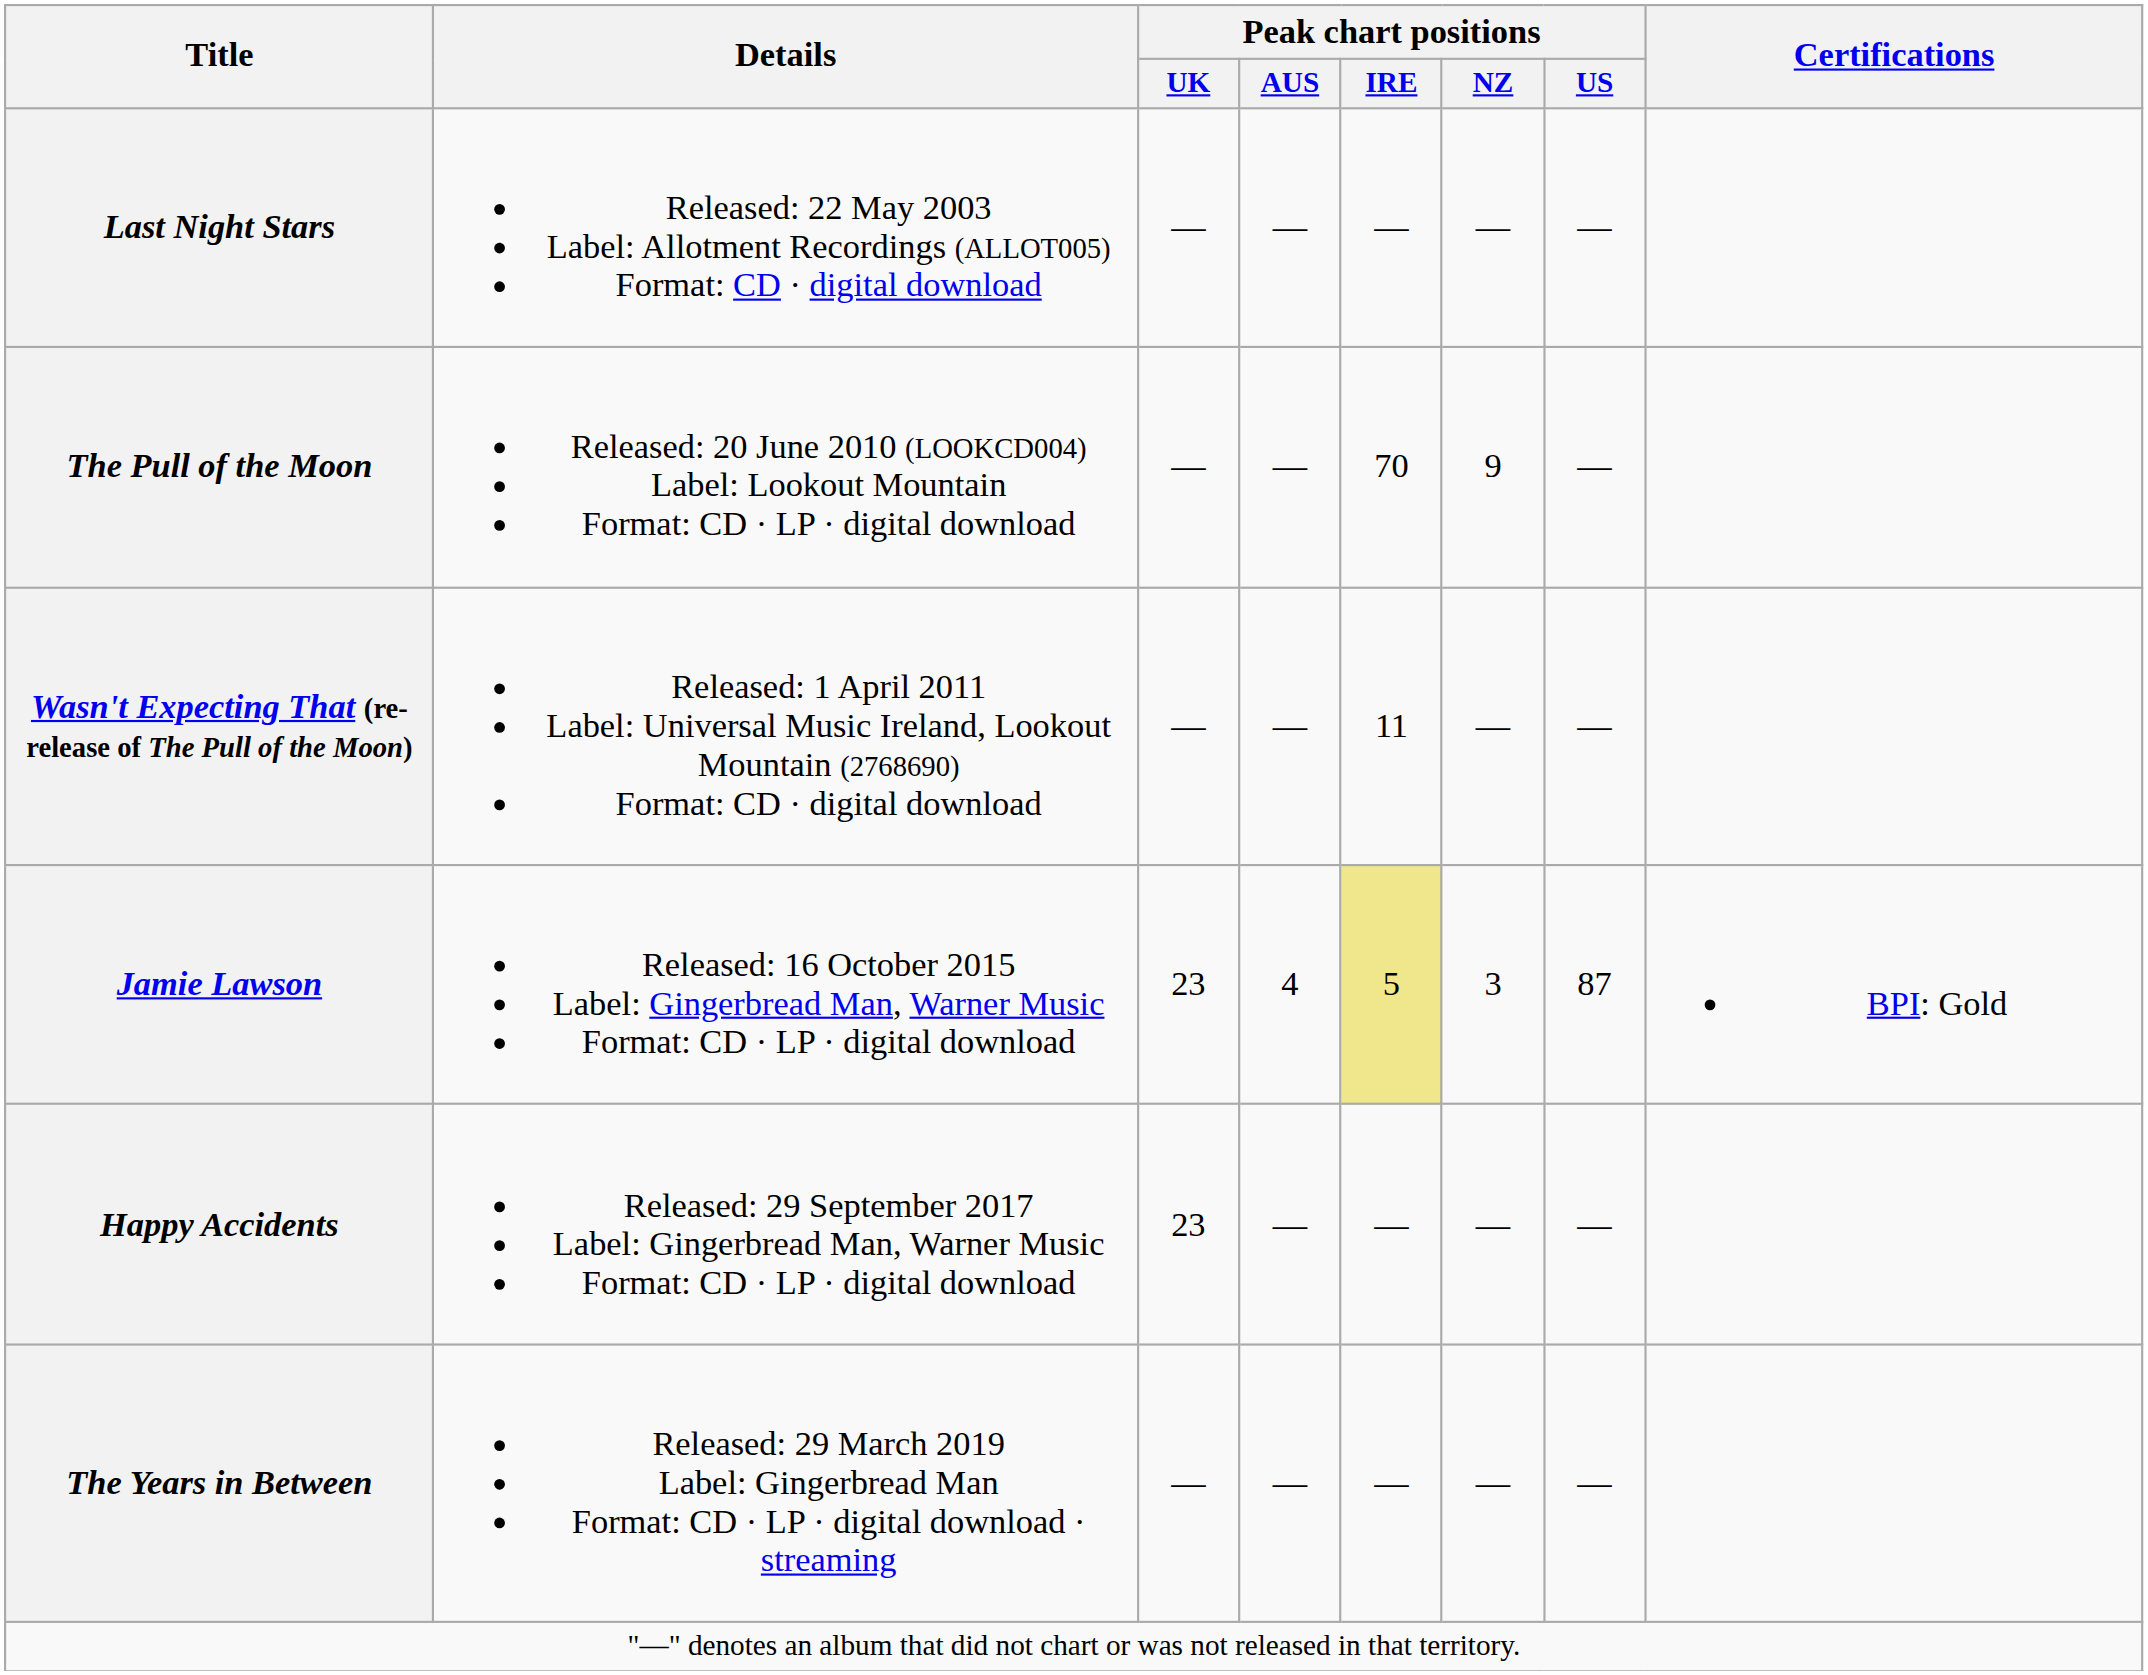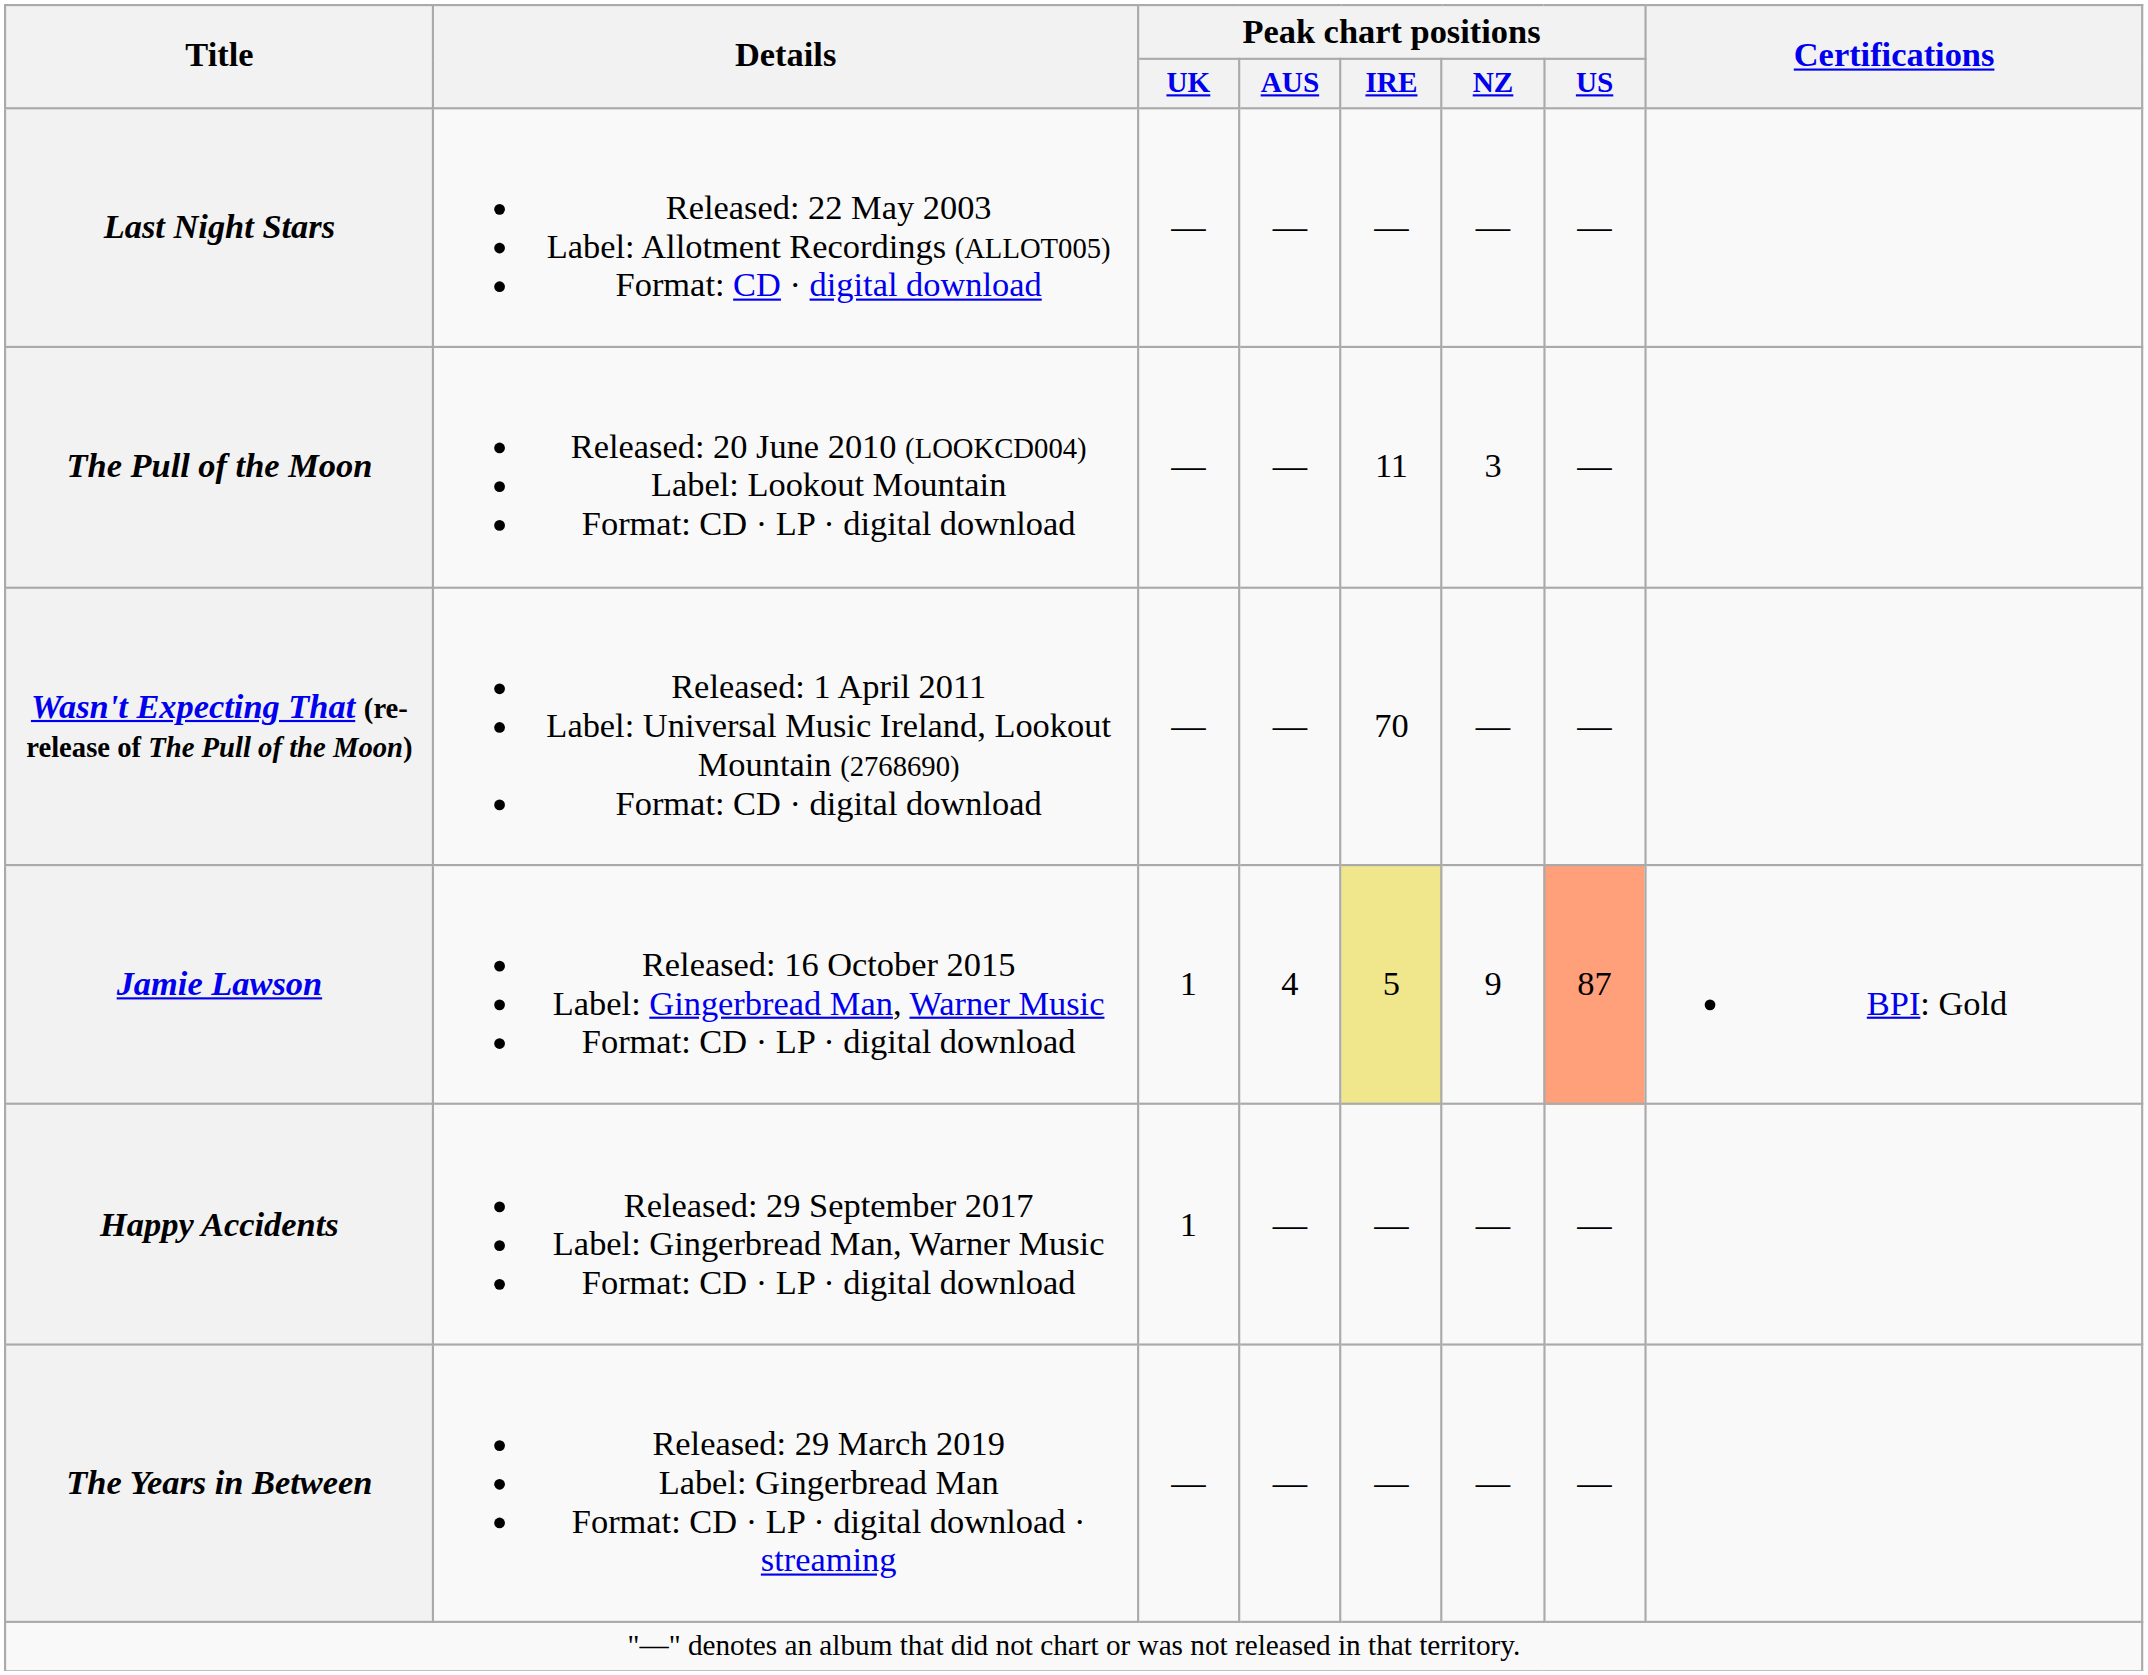(1391, 466) 70 -> (1391, 466) 11
(1493, 466) 9 -> (1493, 466) 3
(1391, 725) 11 -> (1391, 725) 70
(1188, 984) 23 -> (1188, 984) 1
(1493, 984) 3 -> (1493, 984) 9
(1595, 984) no background -> (1595, 984) lightsalmon background
(1188, 1223) 23 -> (1188, 1223) 1
